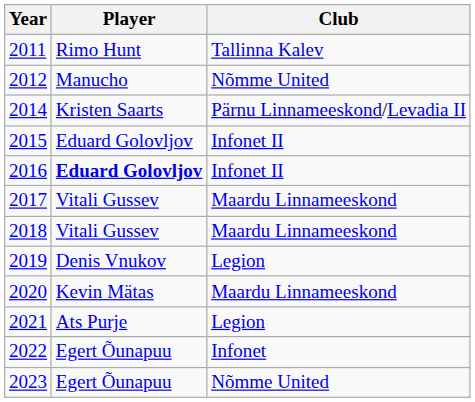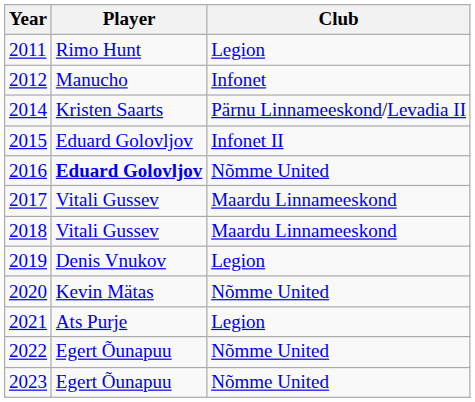(267, 49) Tallinna Kalev -> (238, 49) Legion
(270, 79) Nõmme United -> (239, 79) Infonet
(247, 170) Infonet II -> (270, 170) Nõmme United
(304, 291) Maardu Linnameeskond -> (270, 291) Nõmme United
(239, 351) Infonet -> (270, 351) Nõmme United
